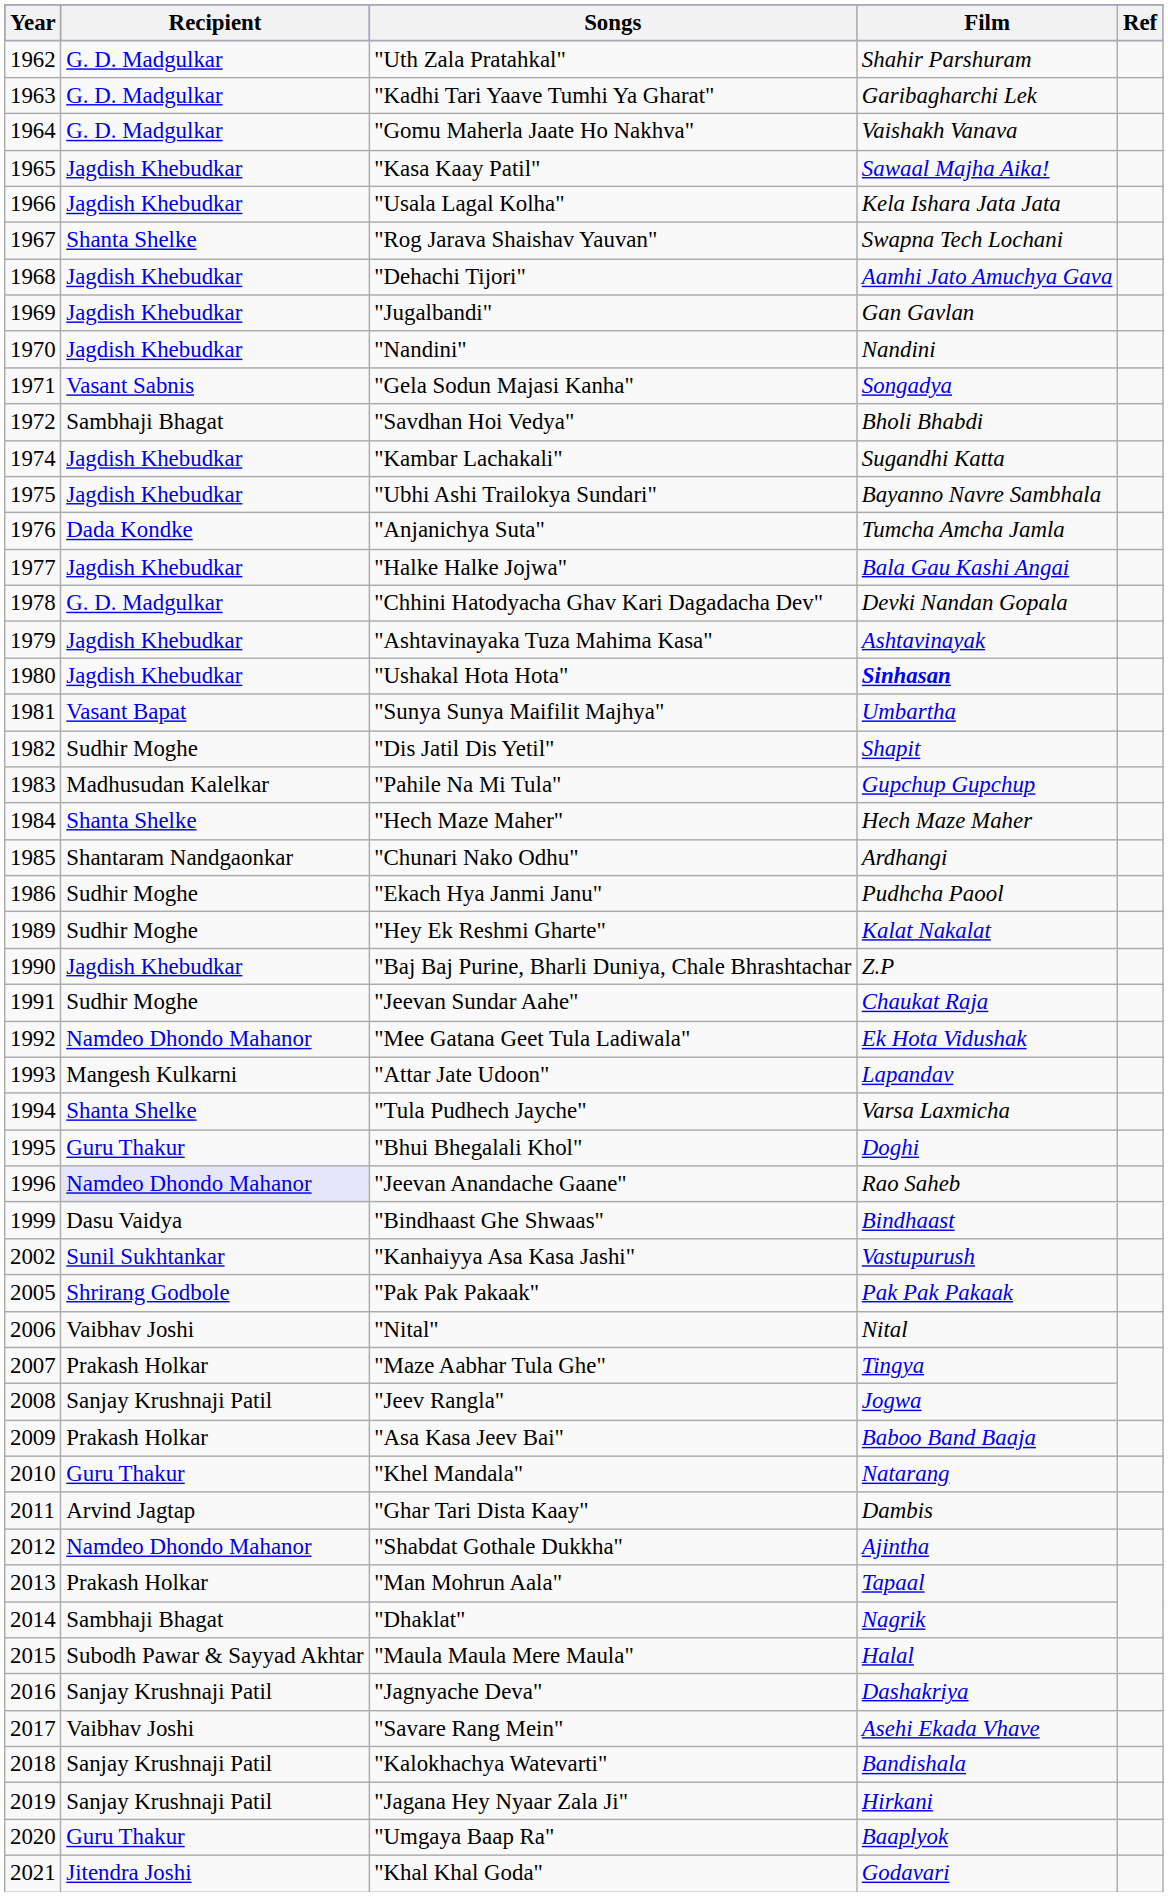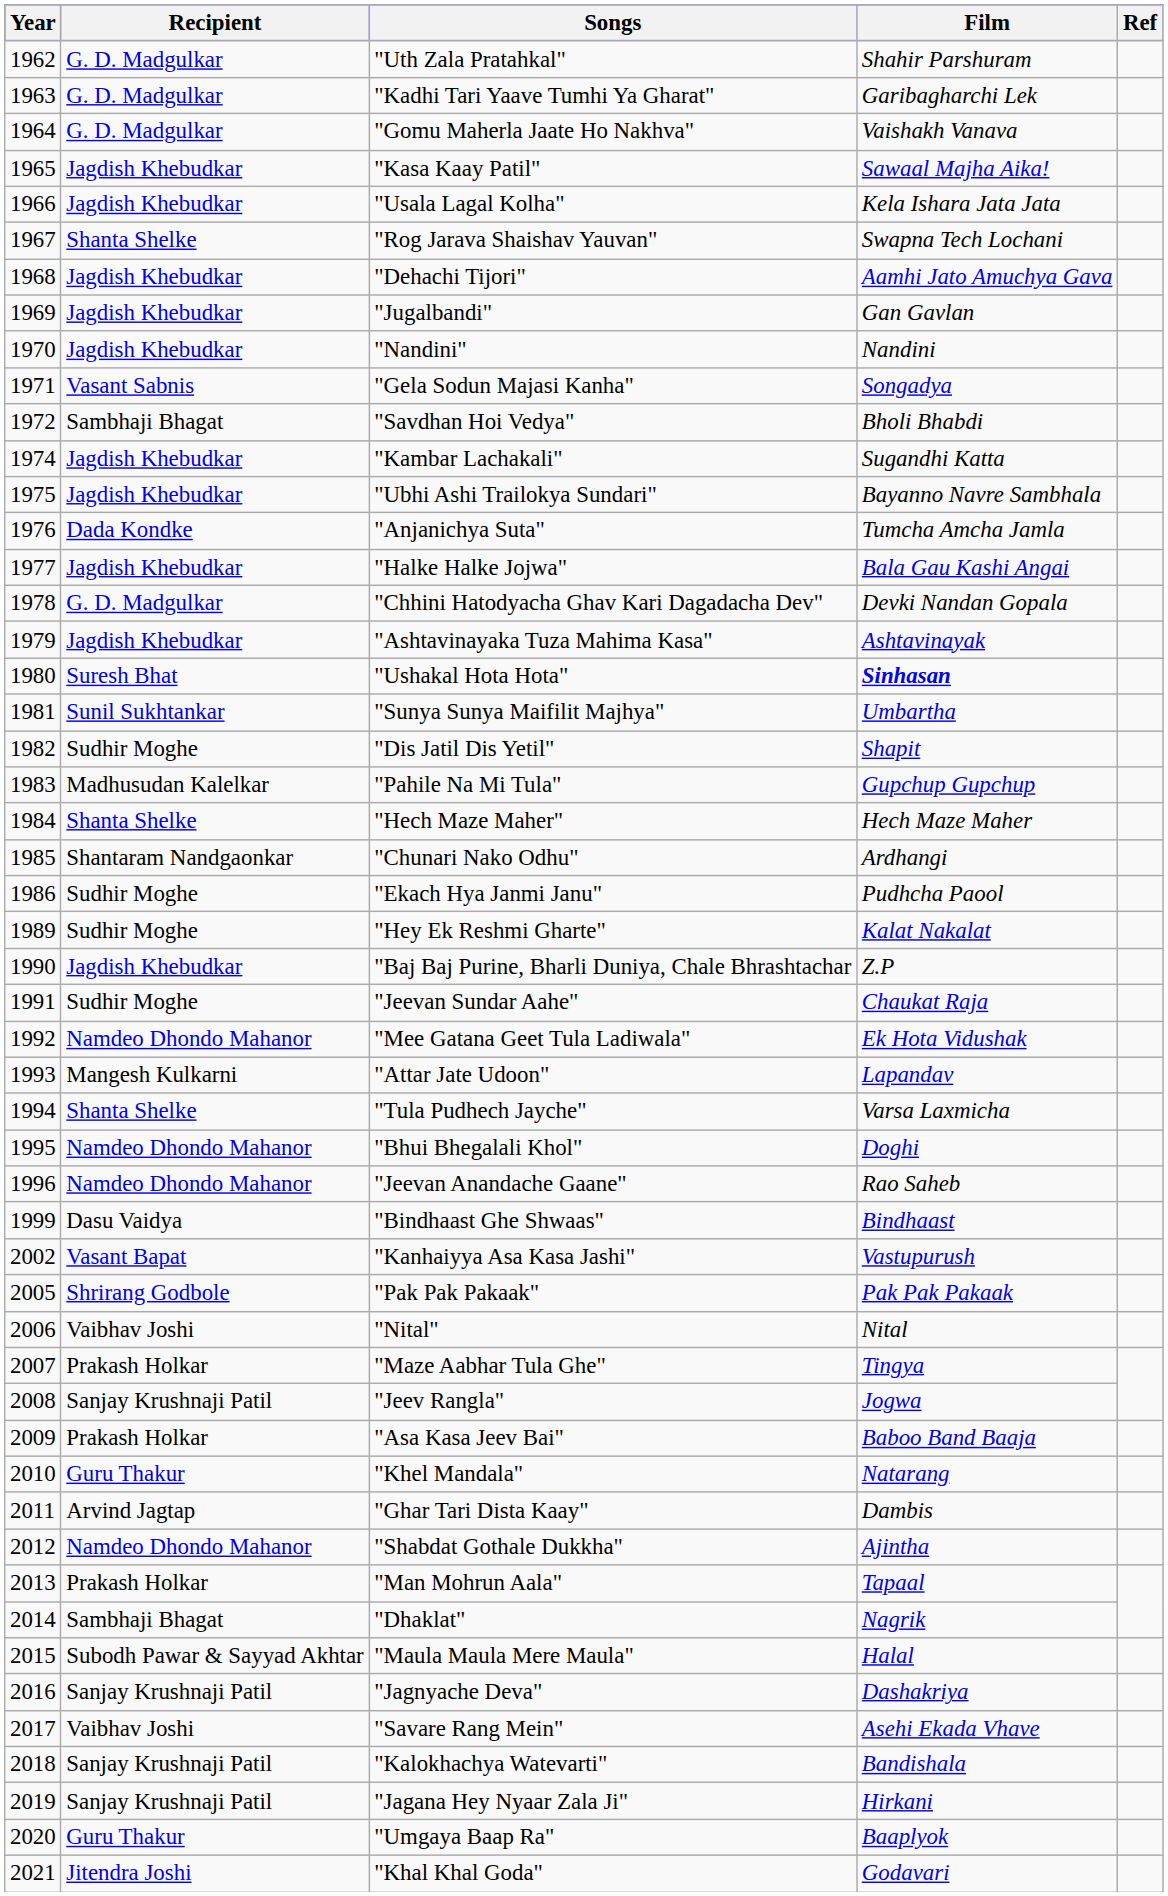(154, 675) Jagdish Khebudkar -> (122, 675) Suresh Bhat
(126, 712) Vasant Bapat -> (145, 712) Sunil Sukhtankar
(125, 1147) Guru Thakur -> (189, 1147) Namdeo Dhondo Mahanor
(189, 1183) lavender background -> (189, 1183) no background
(145, 1256) Sunil Sukhtankar -> (126, 1256) Vasant Bapat
